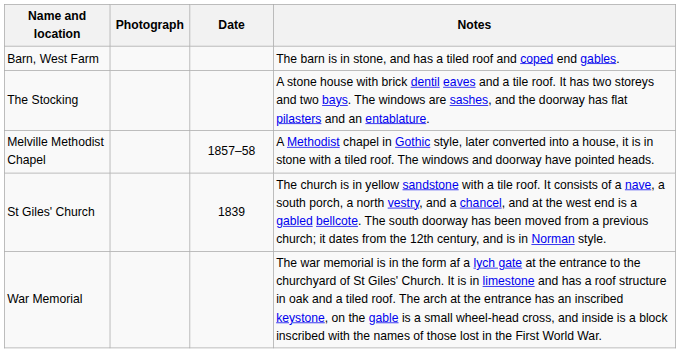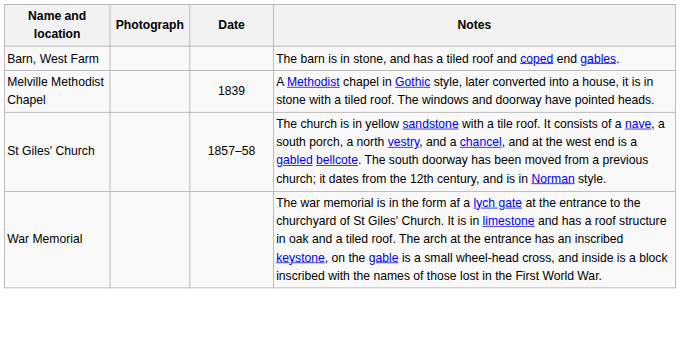- row: (43, 100)
(232, 151) 1857–58 -> (232, 91) 1839
(232, 212) 1839 -> (232, 151) 1857–58
